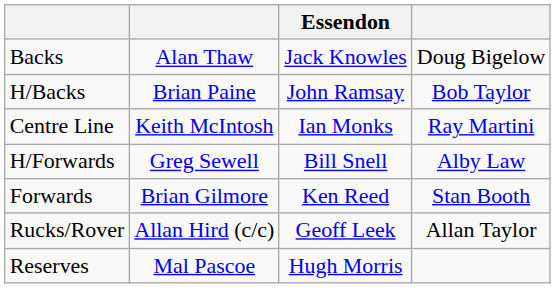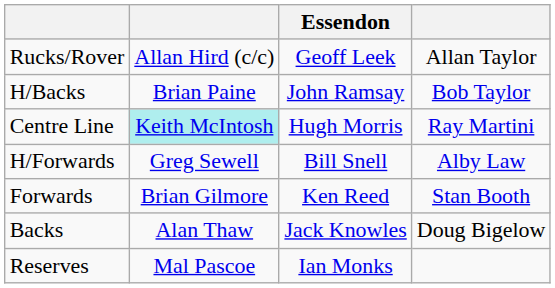rows swapped: (37, 56) <-> (67, 230)
(204, 126) no background -> (204, 126) paleturquoise background
(346, 126) Ian Monks -> (346, 126) Hugh Morris
(346, 265) Hugh Morris -> (346, 265) Ian Monks
